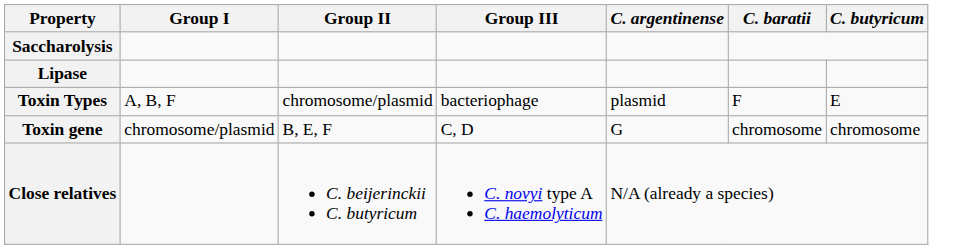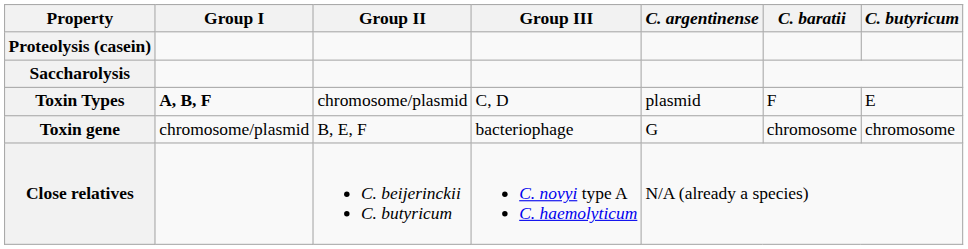+ row: (80, 45)
- row: (62, 73)
(150, 101) normal -> (185, 101) bold
(490, 101) bacteriophage -> (492, 101) C, D
(457, 128) C, D -> (524, 128) bacteriophage
